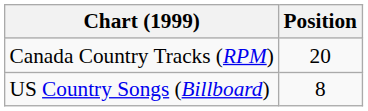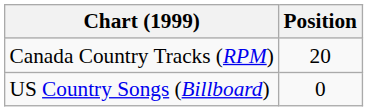(320, 88) 8 -> (320, 88) 0
